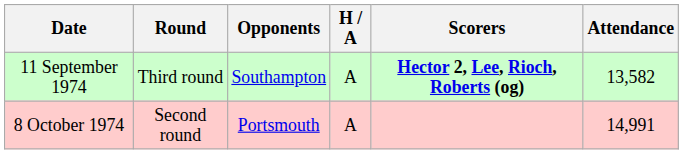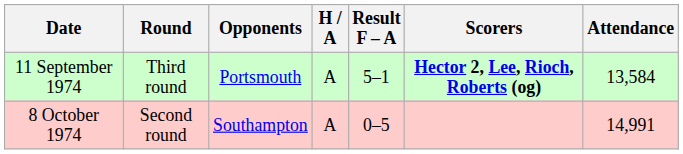+ column: (376, 28)
(279, 76) Southampton -> (260, 76) Portsmouth
(631, 76) 13,582 -> (631, 76) 13,584
(279, 124) Portsmouth -> (260, 124) Southampton
